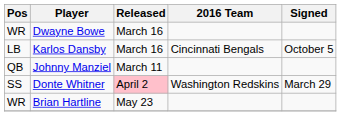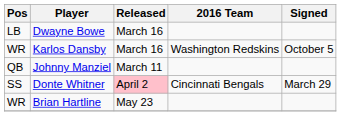(16, 31) WR -> (14, 31) LB
(14, 49) LB -> (16, 49) WR
(217, 49) Cincinnati Bengals -> (225, 49) Washington Redskins
(225, 85) Washington Redskins -> (217, 85) Cincinnati Bengals
